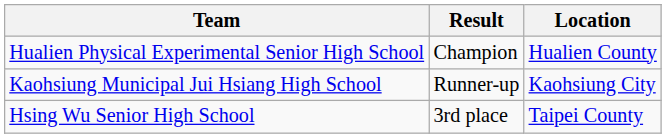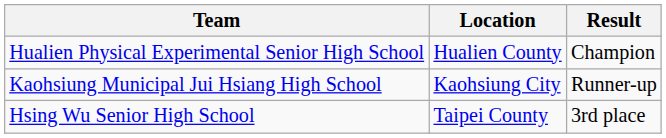columns swapped: (593, 20) <-> (476, 20)
